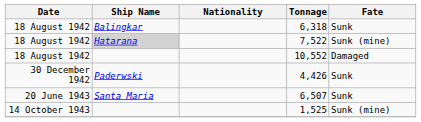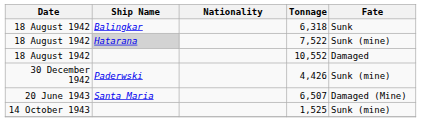(342, 75) Sunk -> (361, 75) Sunk (mine)
(342, 95) Sunk -> (369, 95) Damaged (Mine)
